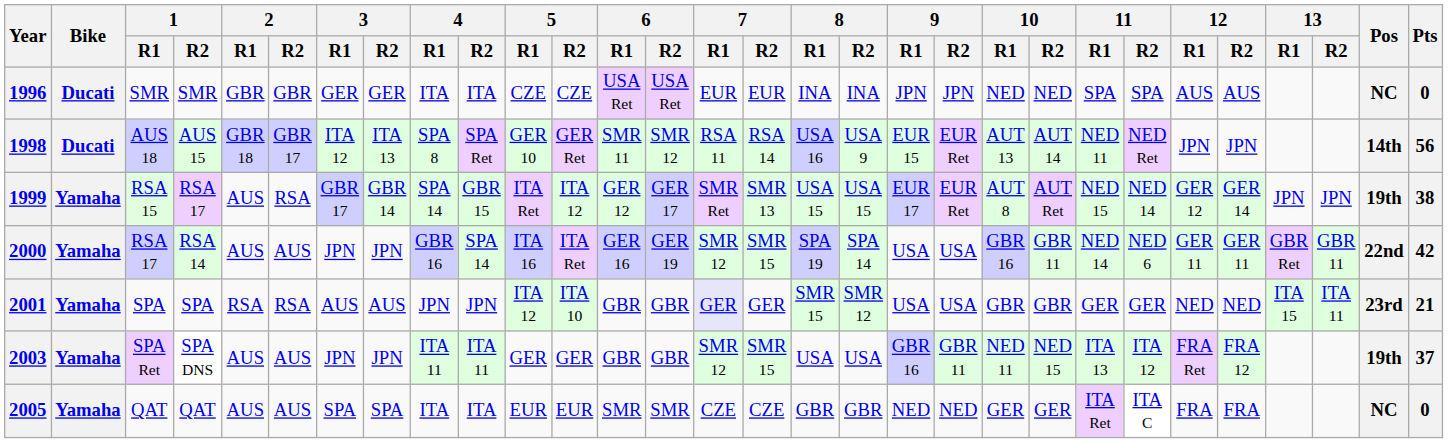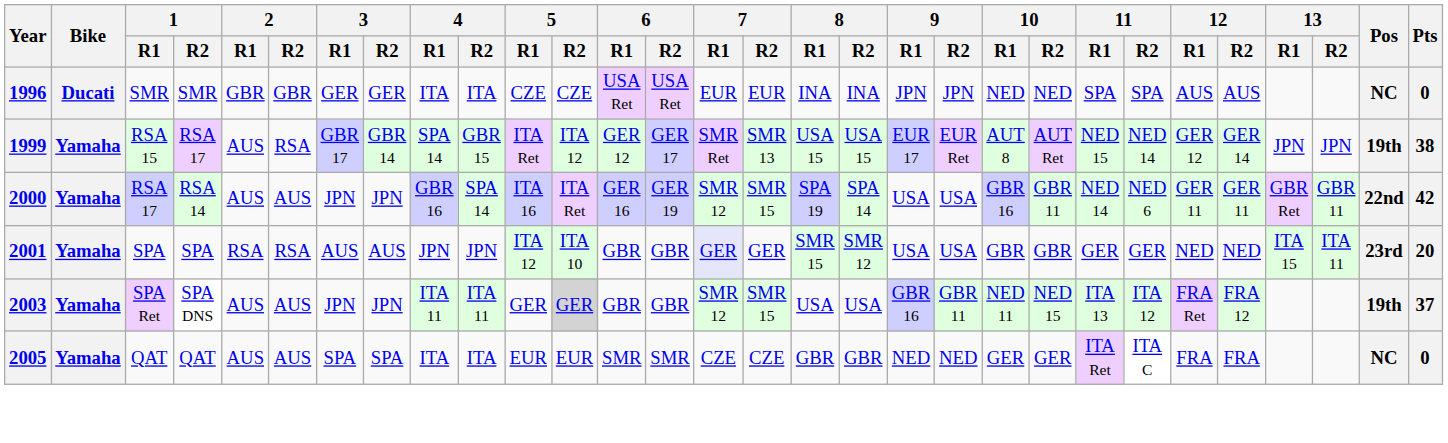- row: (28, 146)
(1425, 305) 21 -> (1425, 252) 20
(575, 358) no background -> (575, 305) lightgrey background
